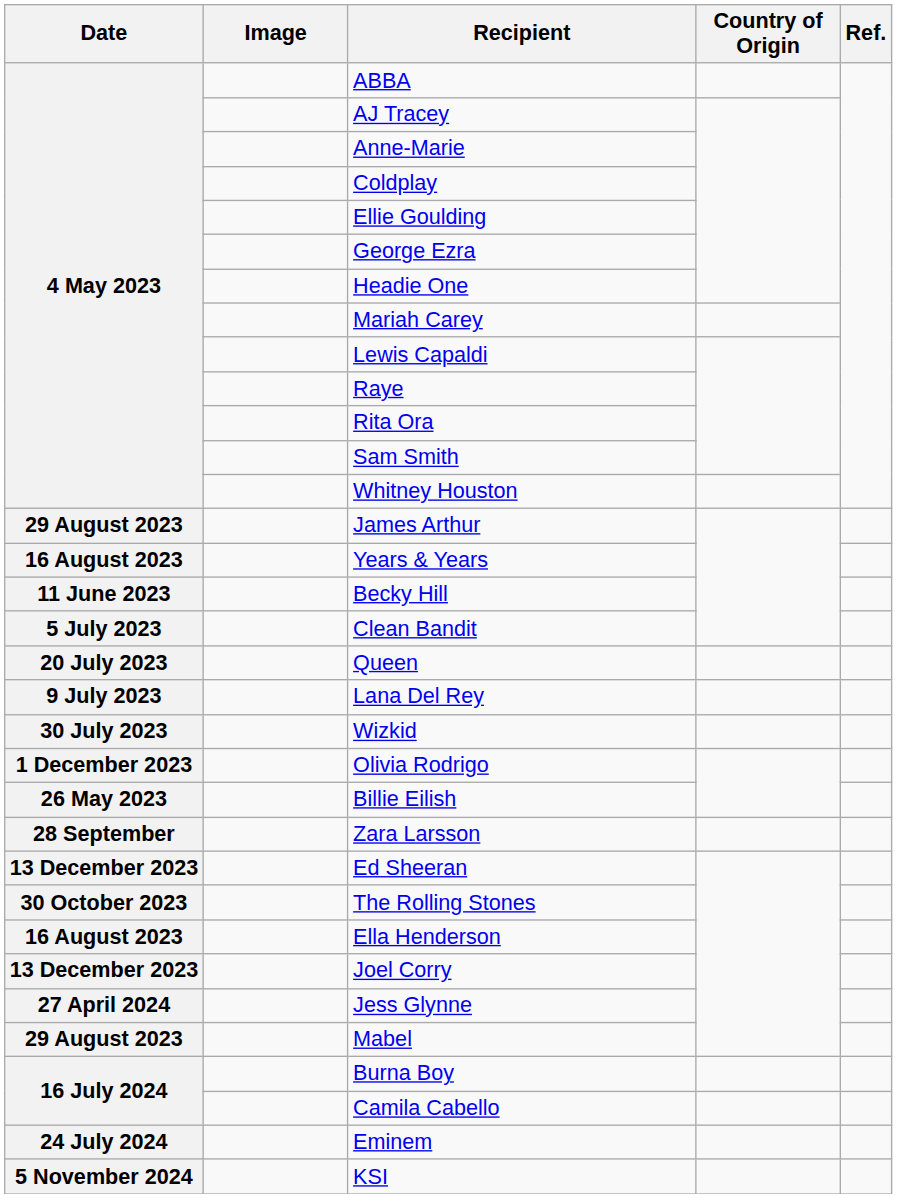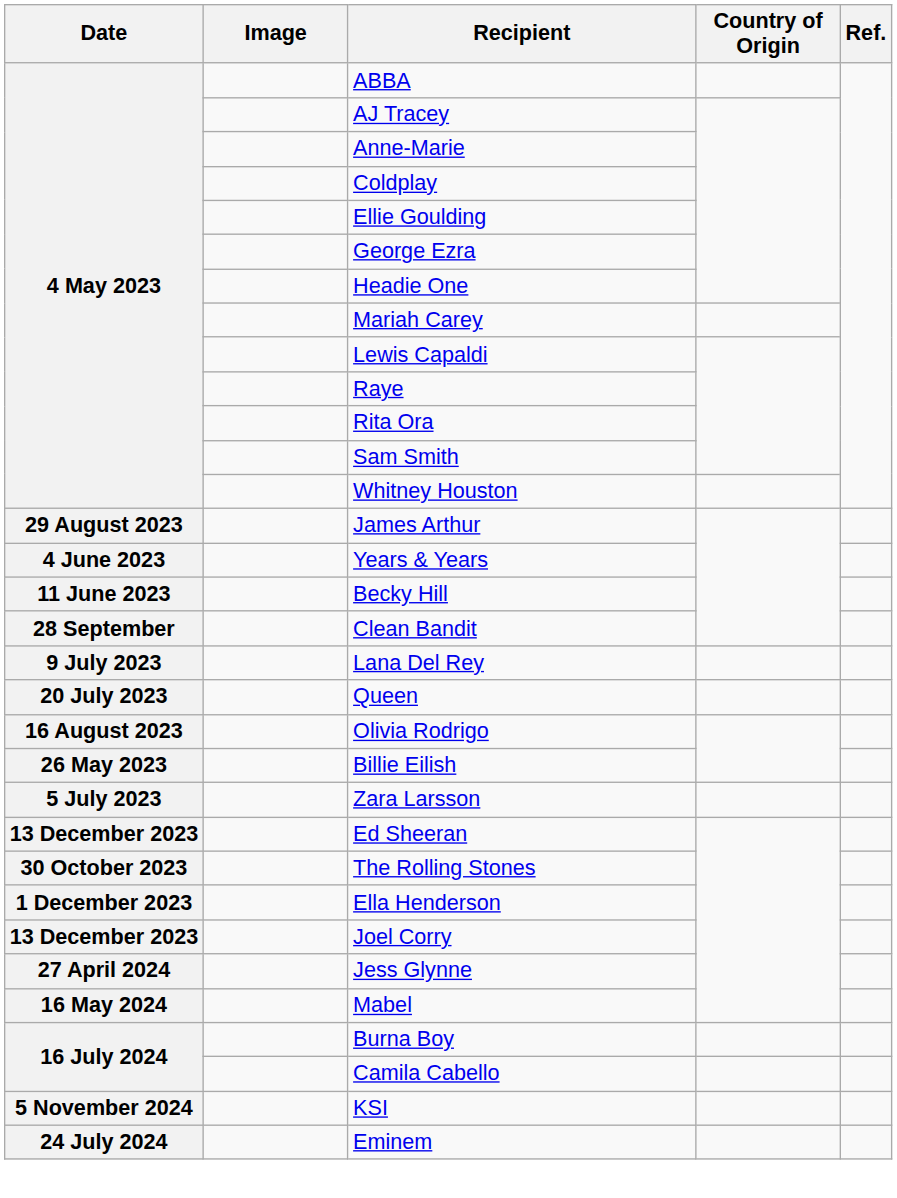(104, 559) 16 August 2023 -> (104, 559) 4 June 2023
(104, 628) 5 July 2023 -> (104, 628) 28 September
rows swapped: (419, 696) <-> (386, 662)
- row: (385, 731)
(104, 765) 1 December 2023 -> (104, 731) 16 August 2023
(104, 833) 28 September -> (104, 799) 5 July 2023
(104, 936) 16 August 2023 -> (104, 902) 1 December 2023
(104, 1039) 29 August 2023 -> (104, 1005) 16 May 2024
rows swapped: (393, 1142) <-> (371, 1176)
